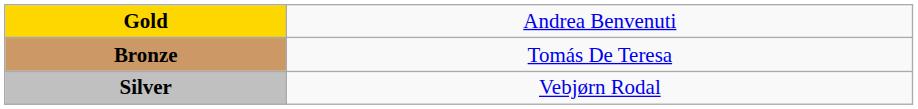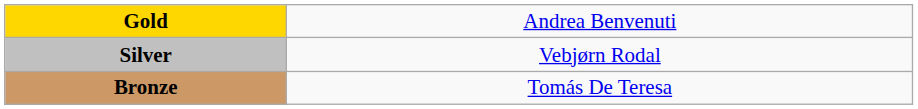rows swapped: (146, 87) <-> (146, 54)
